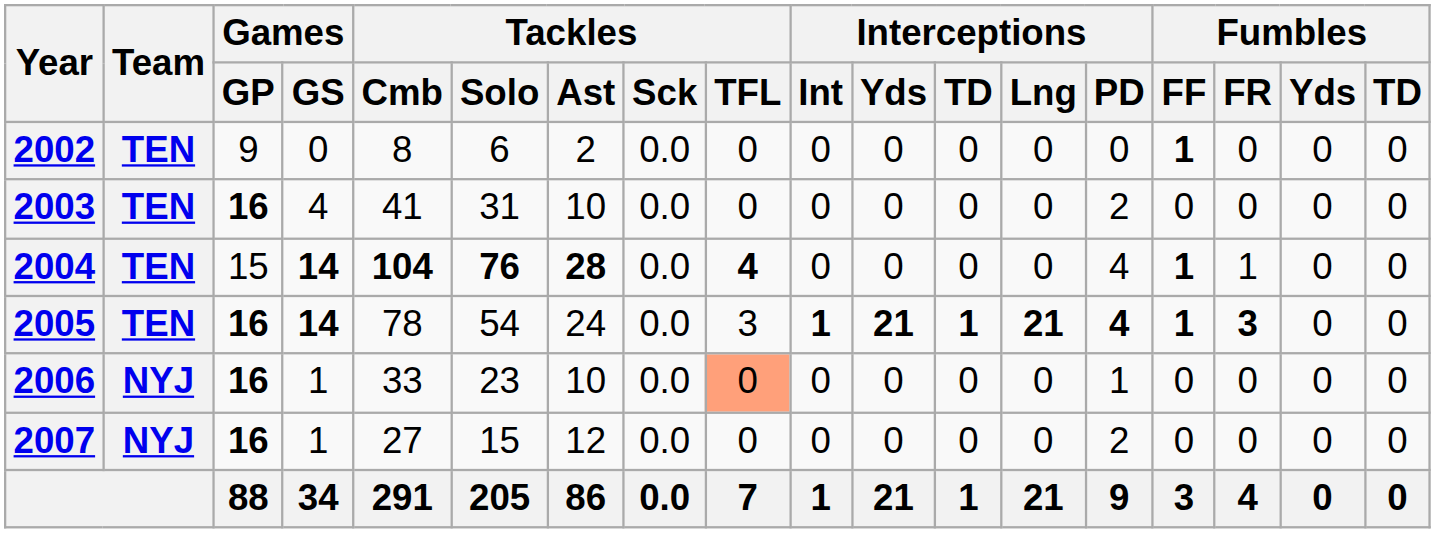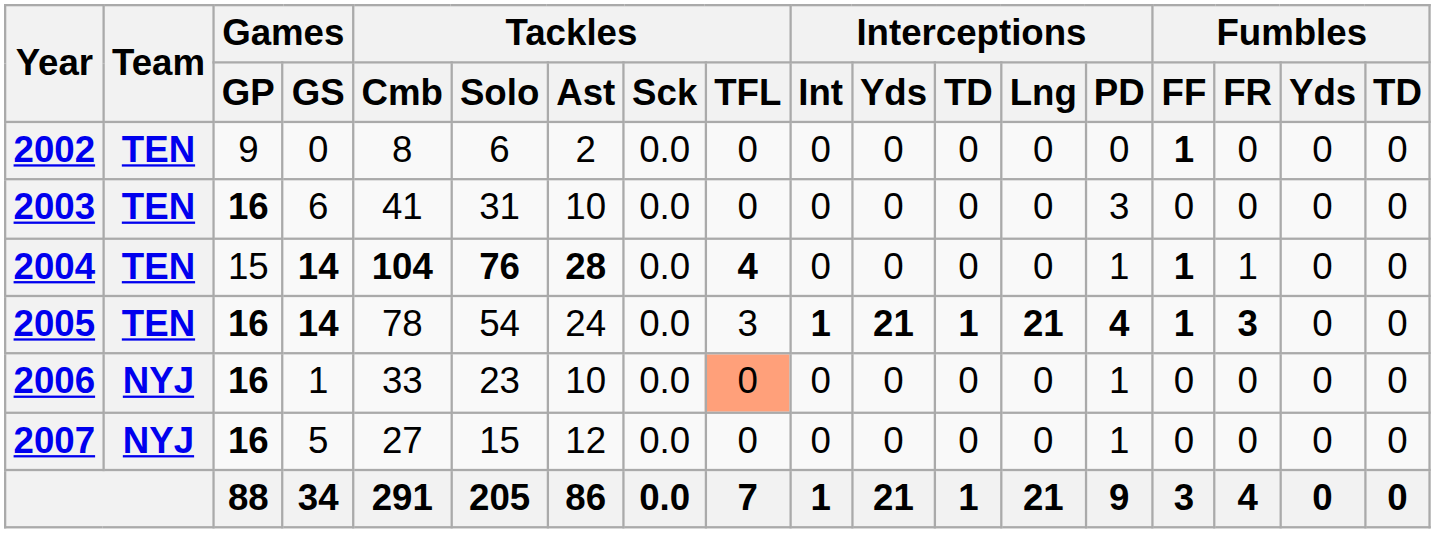(318, 207) 4 -> (318, 207) 6
(1119, 207) 2 -> (1119, 207) 3
(1119, 265) 4 -> (1119, 265) 1
(318, 440) 1 -> (318, 440) 5
(1119, 440) 2 -> (1119, 440) 1
